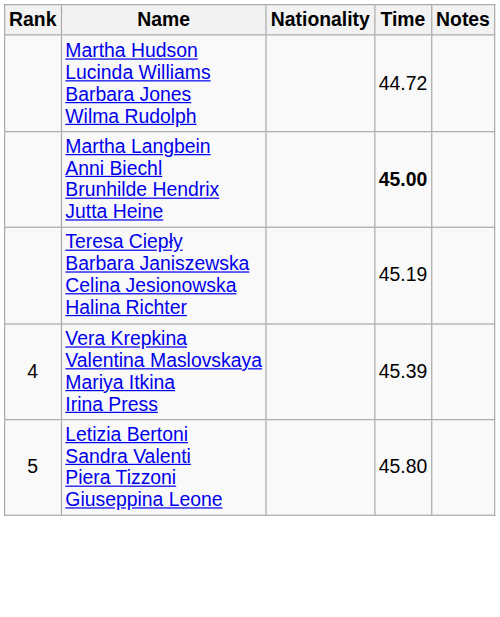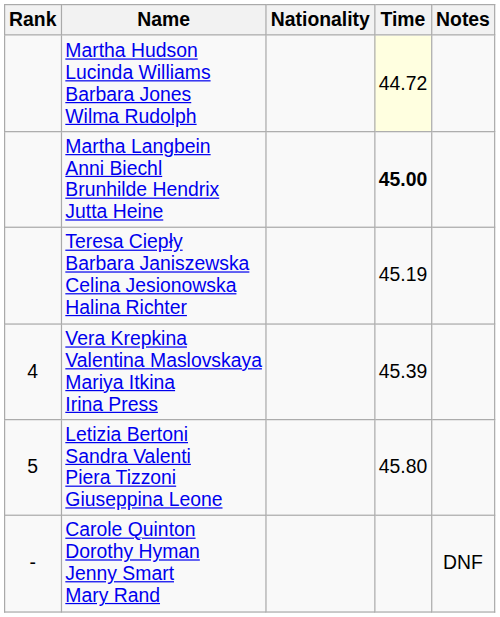(403, 83) no background -> (403, 83) lightyellow background
+ row: (133, 563)
